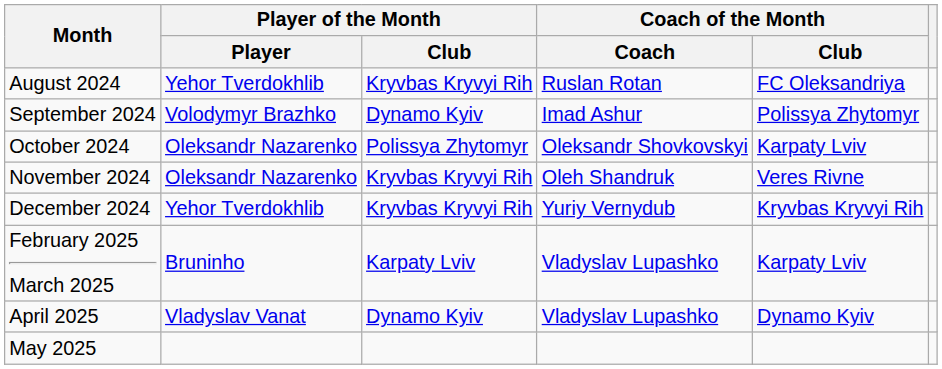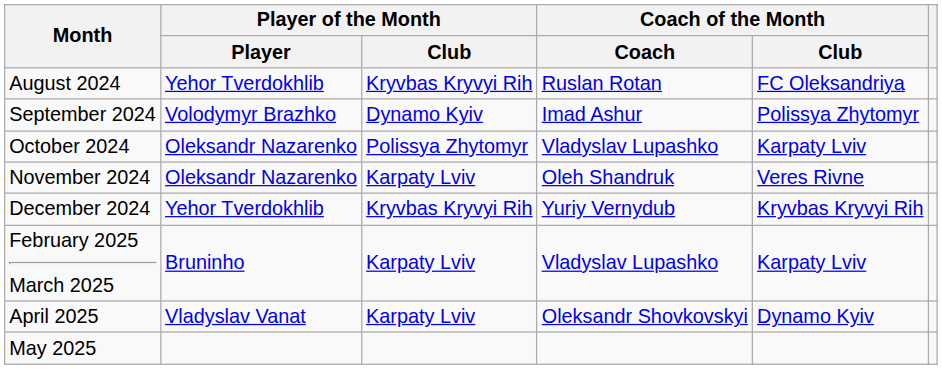(645, 146) Oleksandr Shovkovskyi -> (630, 146) Vladyslav Lupashko
(449, 177) Kryvbas Kryvyi Rih -> (421, 177) Karpaty Lviv
(425, 316) Dynamo Kyiv -> (421, 316) Karpaty Lviv
(630, 316) Vladyslav Lupashko -> (645, 316) Oleksandr Shovkovskyi
